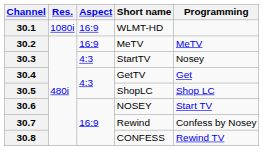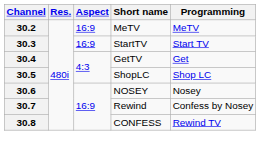- row: (26, 28)
(86, 59) 4:3 -> (85, 43) 16:9
(190, 59) Nosey -> (191, 43) Start TV
(194, 106) Start TV -> (187, 91) Nosey
